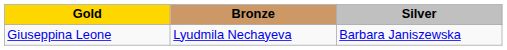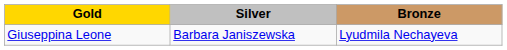columns swapped: (419, 14) <-> (253, 14)
